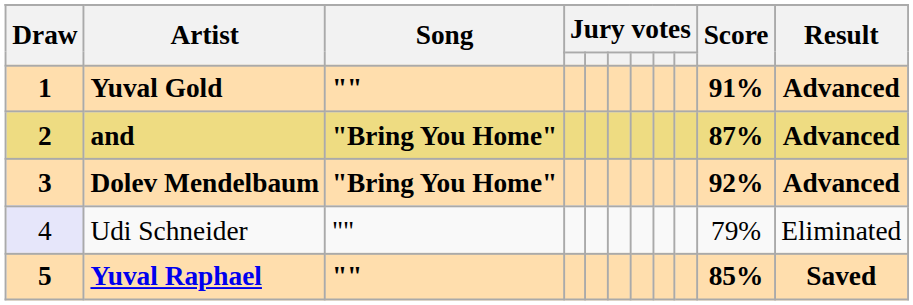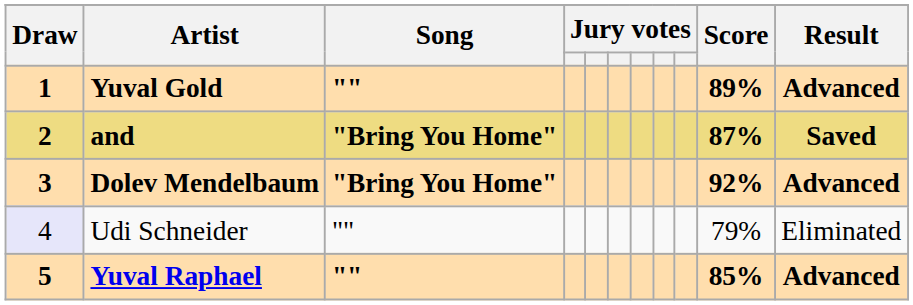(736, 89) 91% -> (736, 89) 89%
(841, 136) Advanced -> (841, 136) Saved
(841, 277) Saved -> (841, 277) Advanced
